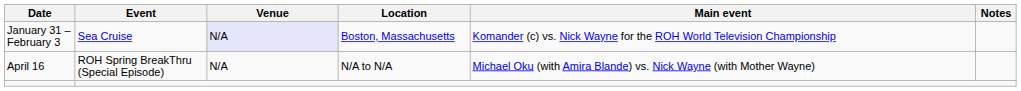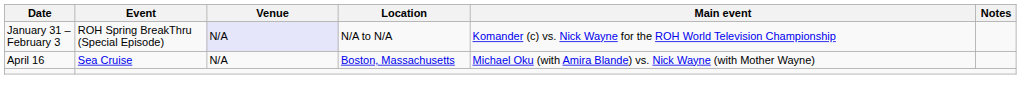(105, 36) Sea Cruise -> (135, 36) ROH Spring BreakThru (Special Episode)
(398, 36) Boston, Massachusetts -> (367, 36) N/A to N/A
(135, 66) ROH Spring BreakThru (Special Episode) -> (105, 60) Sea Cruise
(367, 66) N/A to N/A -> (398, 60) Boston, Massachusetts
